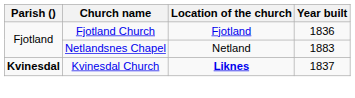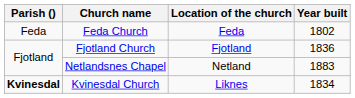+ row: (115, 31)
(231, 66) bold -> (231, 84) normal
(322, 66) 1837 -> (322, 84) 1834
